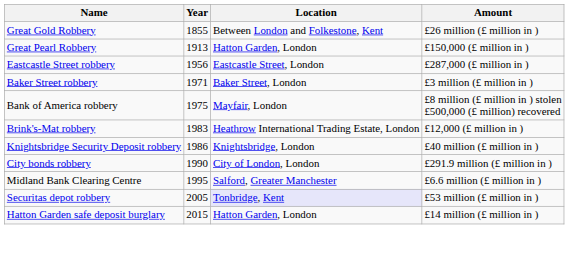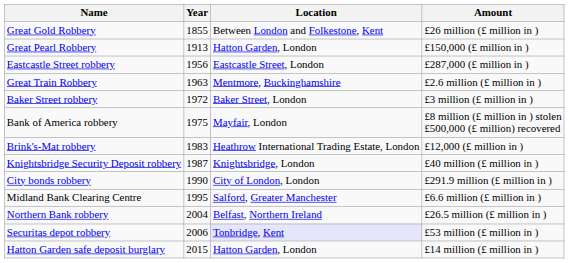+ row: (52, 82)
(197, 82) 1971 -> (197, 99) 1972
(197, 146) 1986 -> (197, 163) 1987
+ row: (58, 215)
(197, 197) 2005 -> (197, 232) 2006
